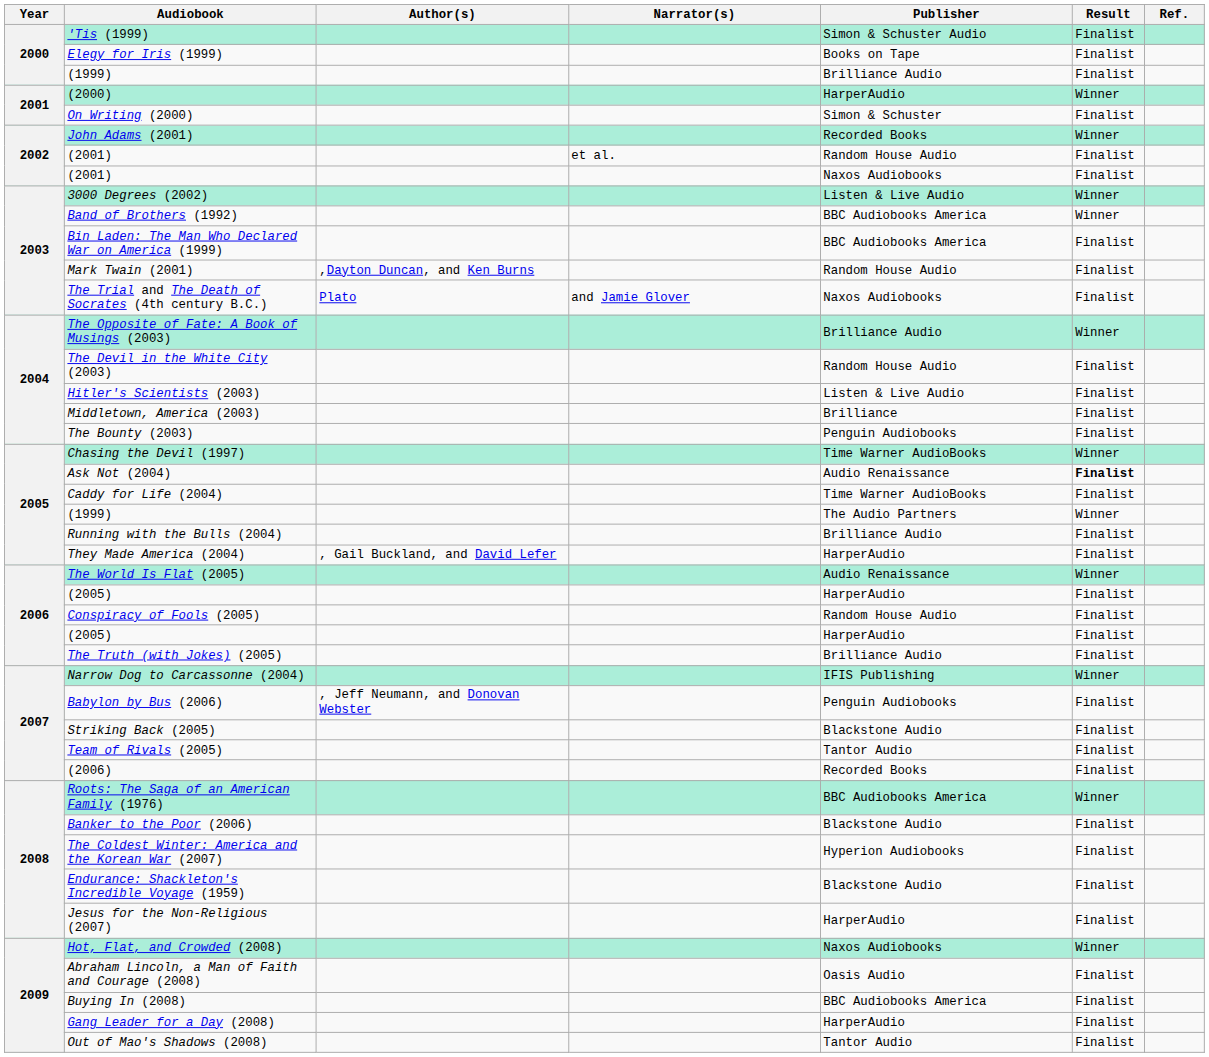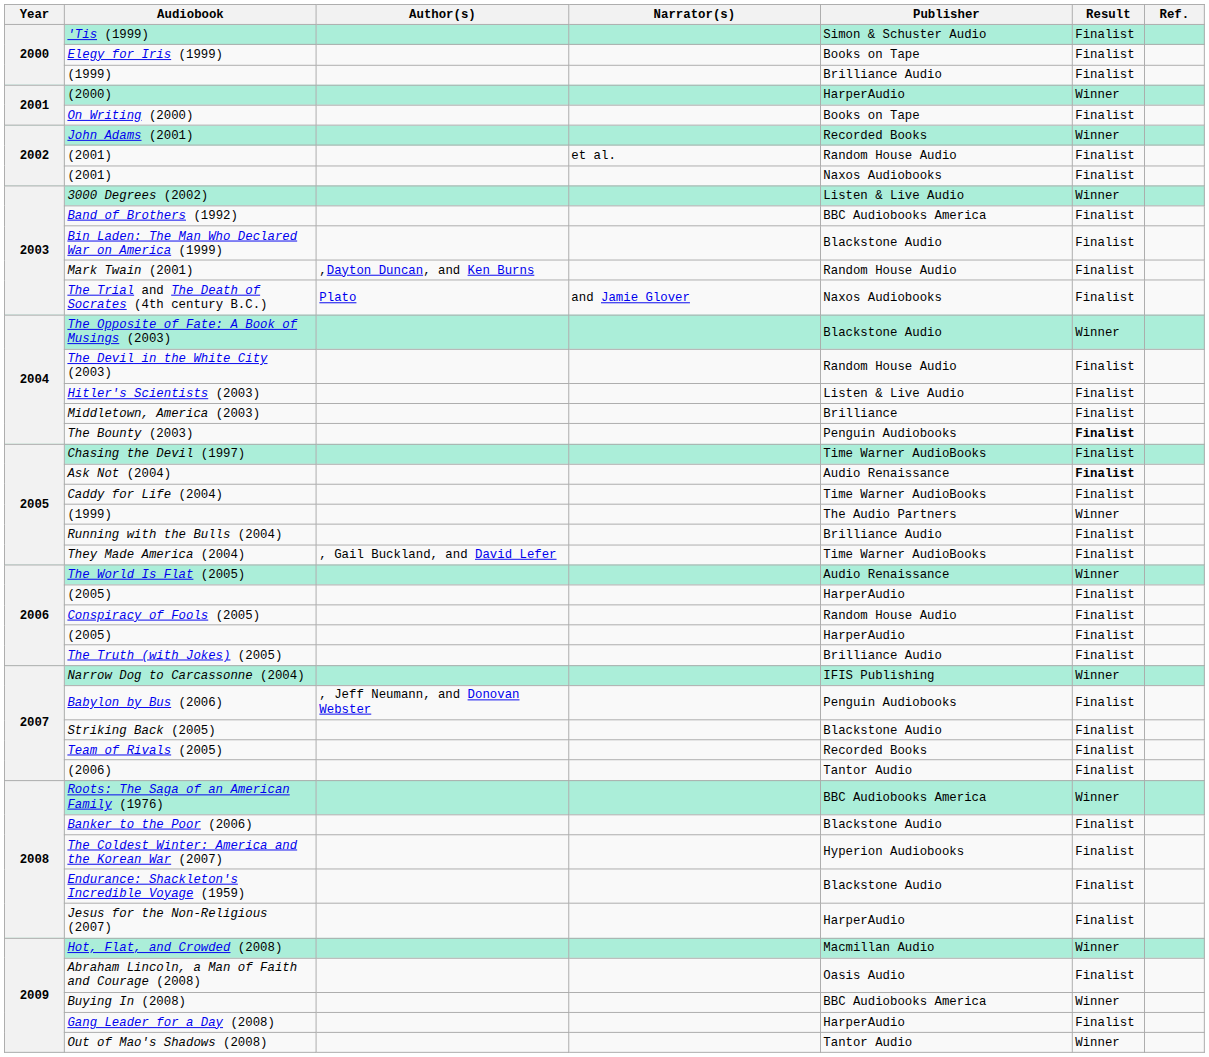(883, 115) Simon & Schuster -> (871, 115) Books on Tape
(1098, 216) Winner -> (1105, 216) Finalist
(905, 243) BBC Audiobooks America -> (883, 243) Blackstone Audio
(883, 332) Brilliance Audio -> (883, 332) Blackstone Audio
(1105, 434) normal -> (1105, 434) bold
(1098, 454) Winner -> (1105, 454) Finalist
(864, 555) HarperAudio -> (905, 555) Time Warner AudioBooks
(868, 750) Tantor Audio -> (875, 750) Recorded Books
(875, 770) Recorded Books -> (868, 770) Tantor Audio
(883, 948) Naxos Audiobooks -> (879, 948) Macmillan Audio
(1105, 1002) Finalist -> (1098, 1002) Winner
(1105, 1043) Finalist -> (1098, 1043) Winner
